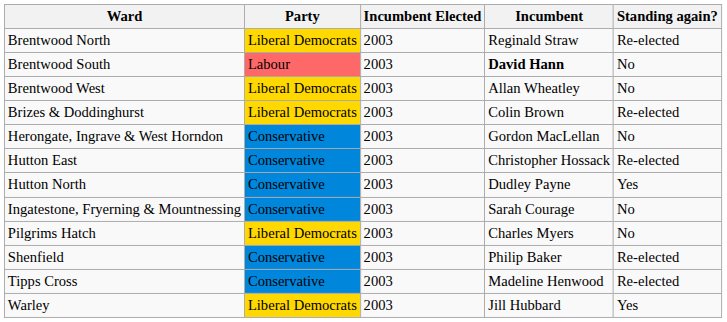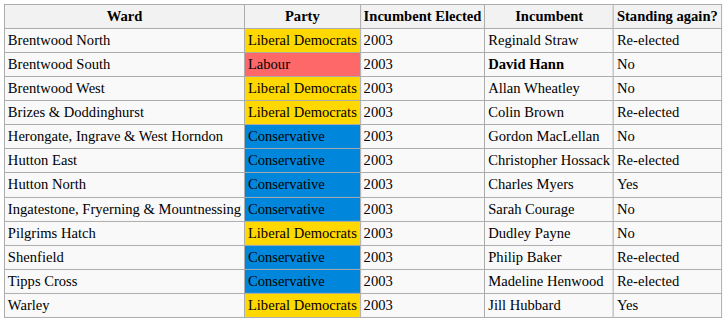(529, 185) Dudley Payne -> (531, 185) Charles Myers
(531, 233) Charles Myers -> (529, 233) Dudley Payne
